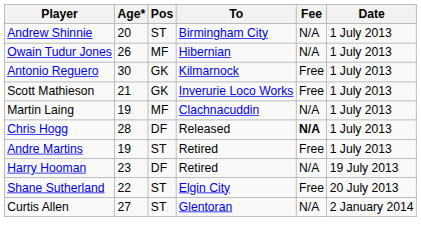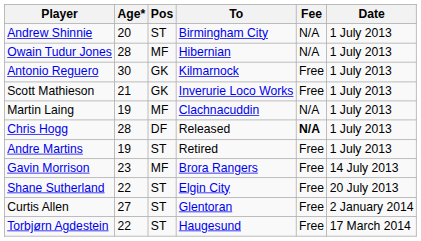(124, 52) 26 -> (124, 52) 28
+ row: (48, 168)
- row: (47, 168)
(309, 206) N/A -> (312, 206) Free
+ row: (58, 226)
